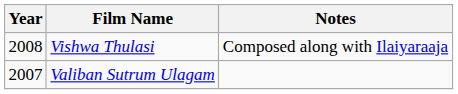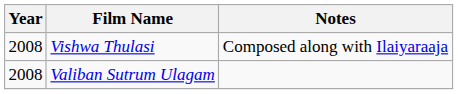(26, 74) 2007 -> (26, 74) 2008
